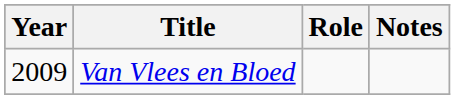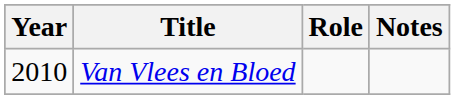(39, 71) 2009 -> (39, 71) 2010
